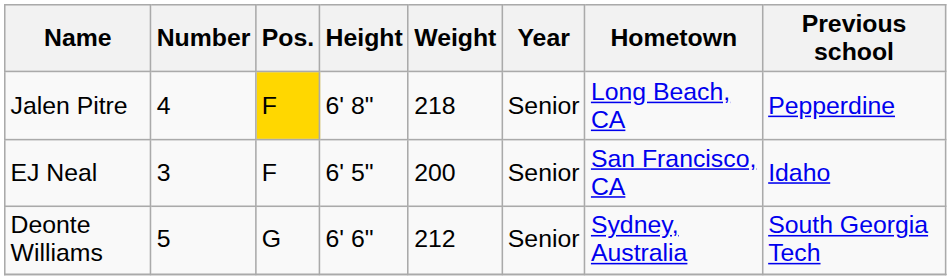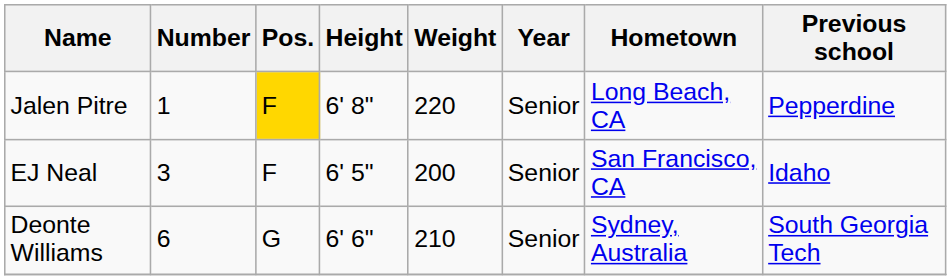(164, 105) 4 -> (164, 105) 1
(435, 105) 218 -> (435, 105) 220
(164, 239) 5 -> (164, 239) 6
(435, 239) 212 -> (435, 239) 210
